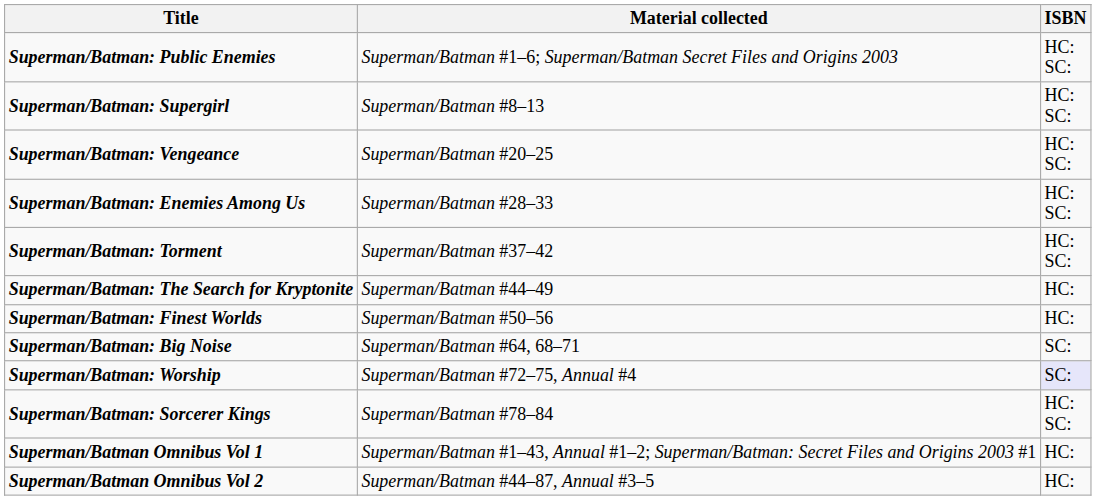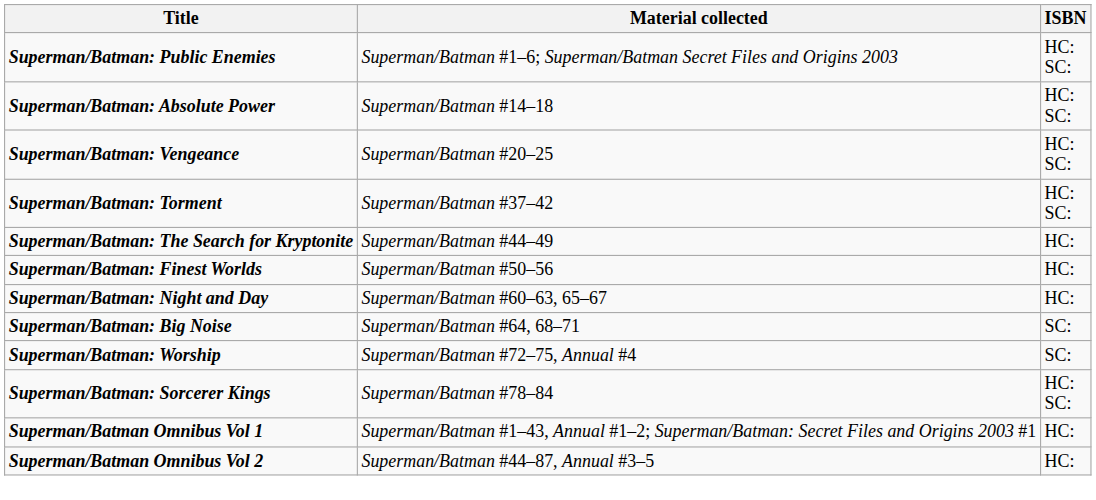- row: (119, 105)
+ row: (142, 105)
- row: (157, 202)
+ row: (138, 298)
(1058, 375) lavender background -> (1058, 355) no background
